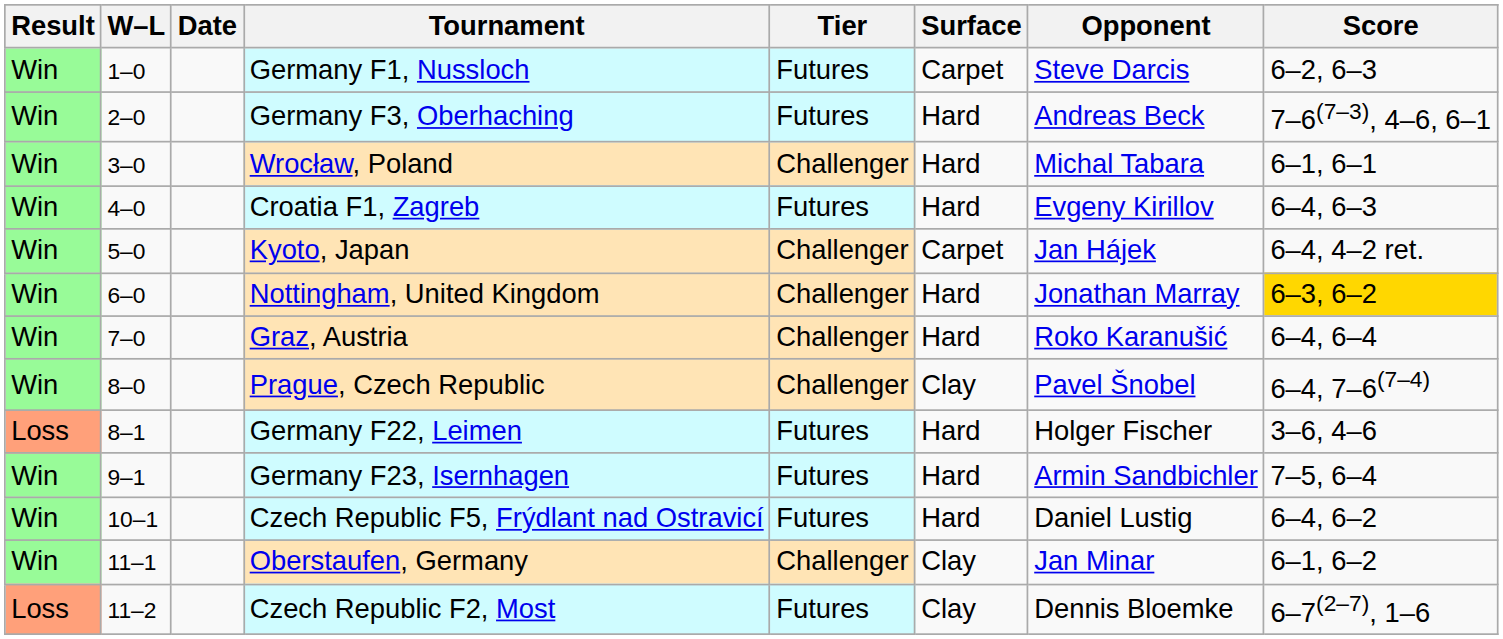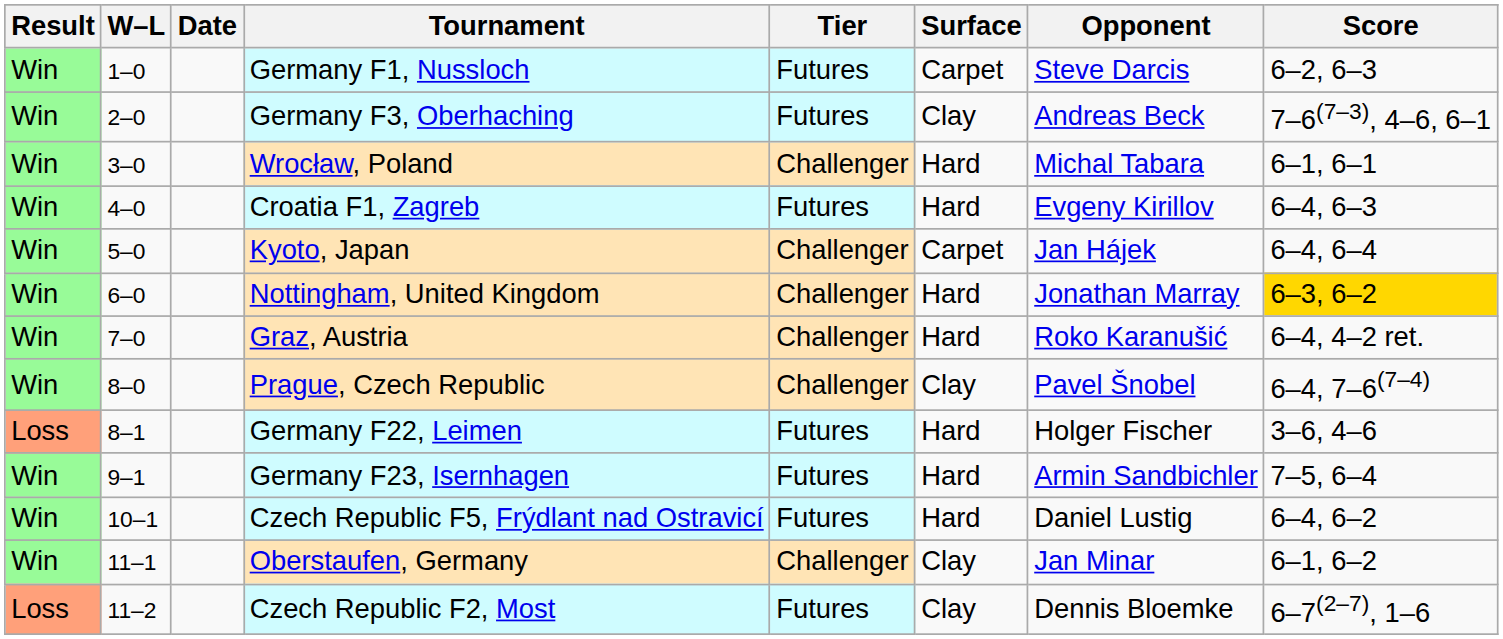(951, 116) Hard -> (949, 116) Clay
(1347, 250) 6–4, 4–2 ret. -> (1324, 250) 6–4, 6–4
(1324, 337) 6–4, 6–4 -> (1347, 337) 6–4, 4–2 ret.
